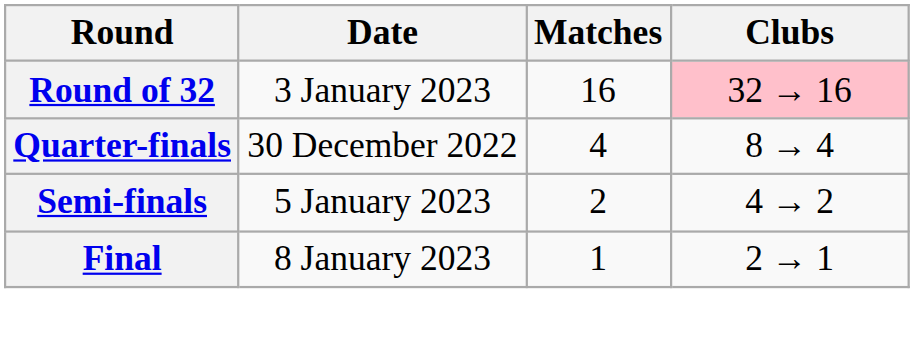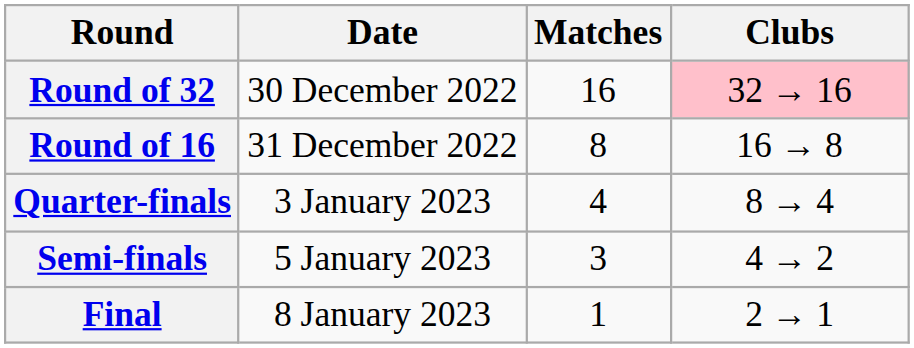(382, 88) 3 January 2023 -> (382, 88) 30 December 2022
+ row: (122, 145)
(382, 145) 30 December 2022 -> (382, 201) 3 January 2023
(598, 201) 2 -> (598, 257) 3
